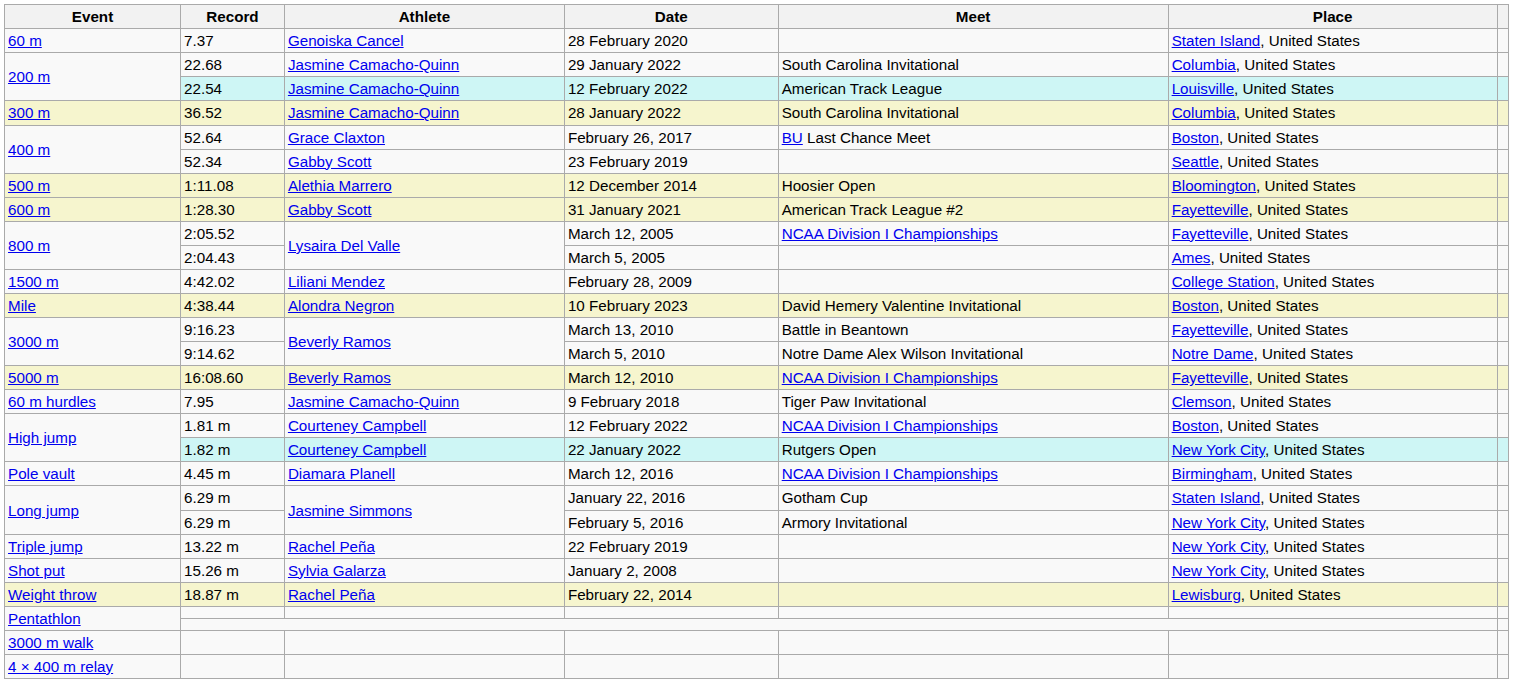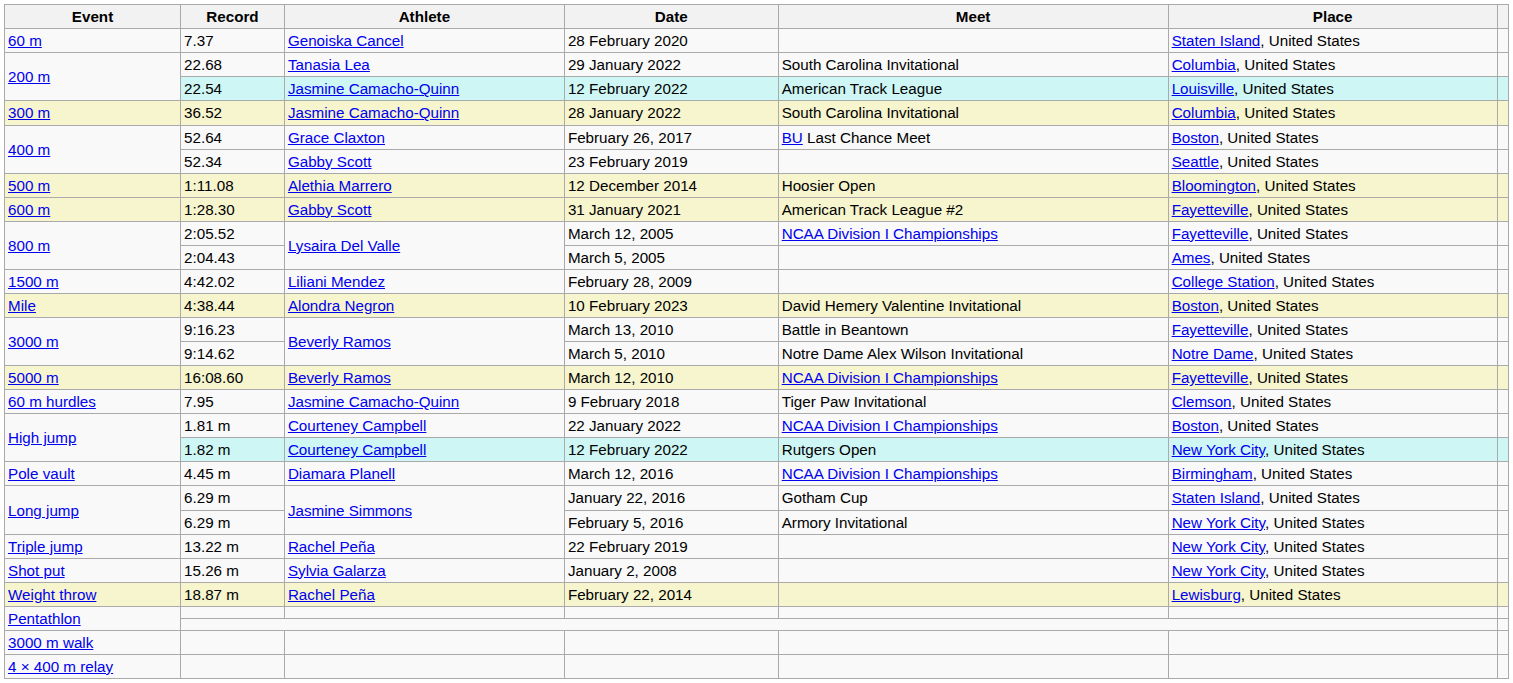(374, 65) Jasmine Camacho-Quinn -> (329, 65) Tanasia Lea
(628, 426) 12 February 2022 -> (624, 426) 22 January 2022
(624, 450) 22 January 2022 -> (628, 450) 12 February 2022
